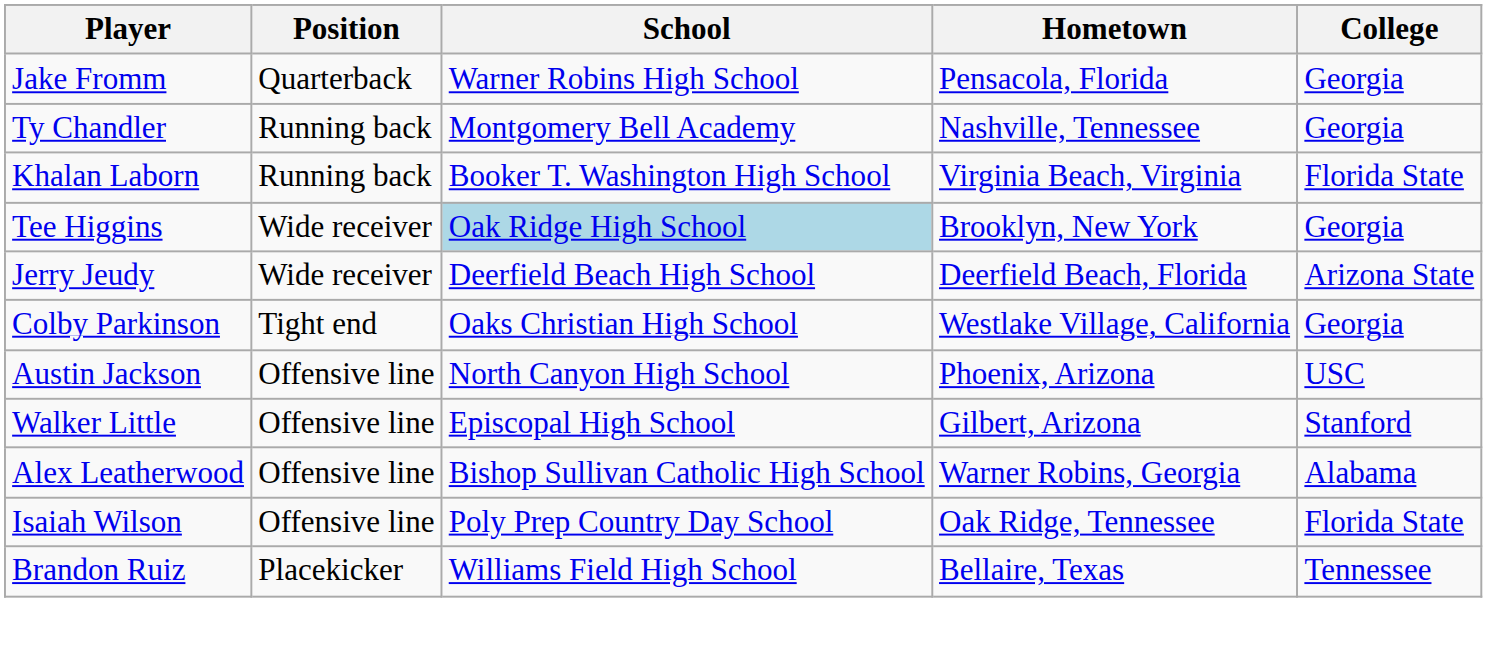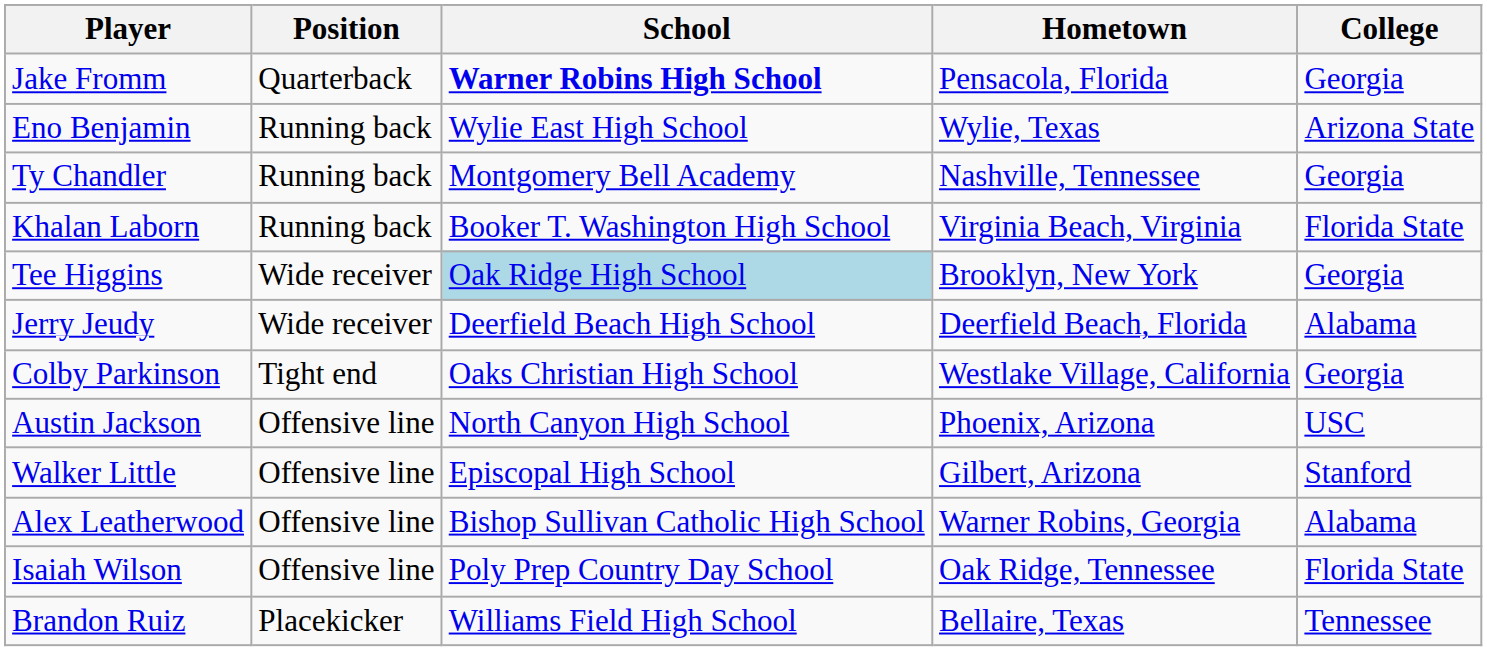(624, 78) normal -> (635, 78) bold
+ row: (101, 127)
(1389, 275) Arizona State -> (1360, 324) Alabama
